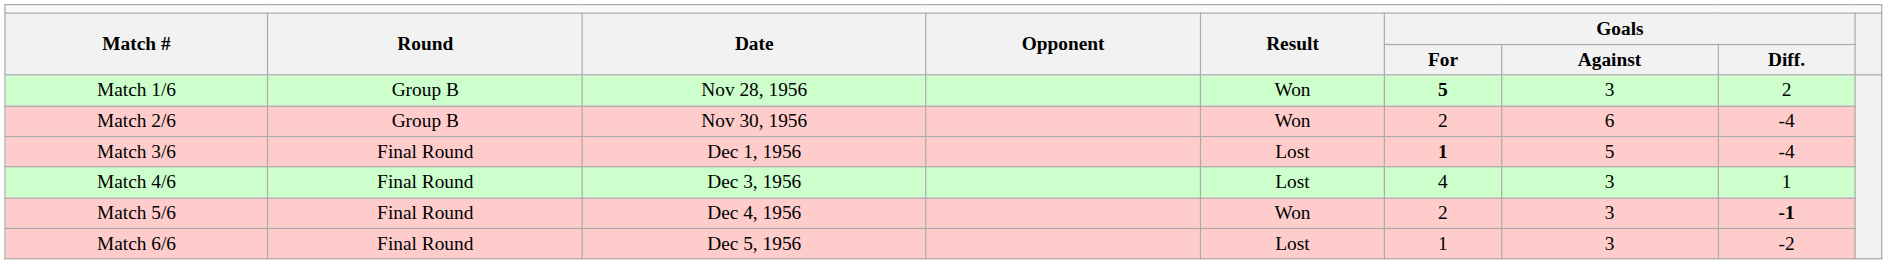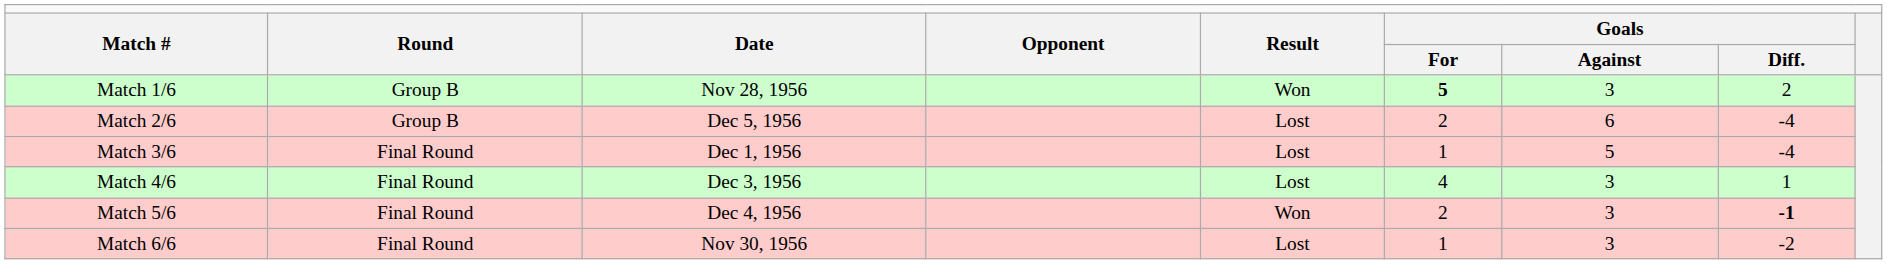(754, 120) Nov 30, 1956 -> (754, 120) Dec 5, 1956
(1292, 120) Won -> (1292, 120) Lost
(1443, 151) bold -> (1443, 151) normal
(754, 243) Dec 5, 1956 -> (754, 243) Nov 30, 1956
